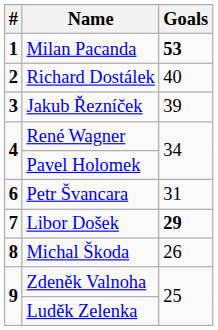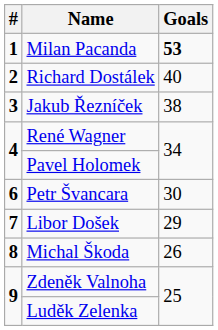(172, 106) 39 -> (172, 106) 38
(172, 194) 31 -> (172, 194) 30
(172, 223) bold -> (172, 223) normal
